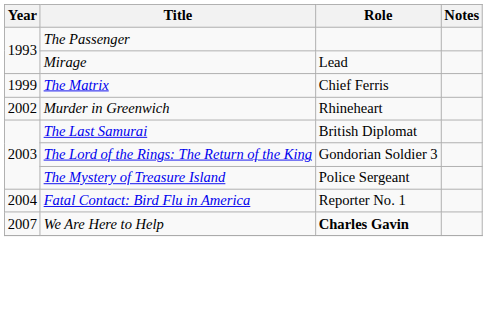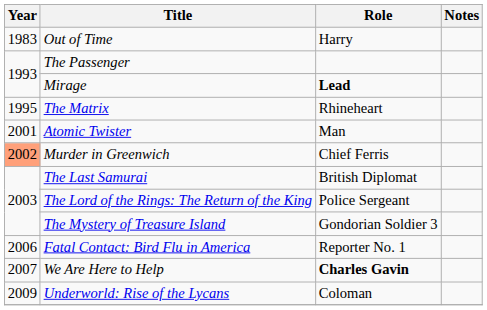+ row: (78, 39)
(333, 62) normal -> (335, 85) bold
(22, 85) 1999 -> (22, 108) 1995
(354, 85) Chief Ferris -> (351, 108) Rhineheart
+ row: (87, 131)
(22, 108) no background -> (22, 154) lightsalmon background
(351, 108) Rhineheart -> (354, 154) Chief Ferris
(378, 154) Gondorian Soldier 3 -> (364, 200) Police Sergeant
(364, 177) Police Sergeant -> (378, 223) Gondorian Soldier 3
(22, 200) 2004 -> (22, 246) 2006
+ row: (136, 293)
